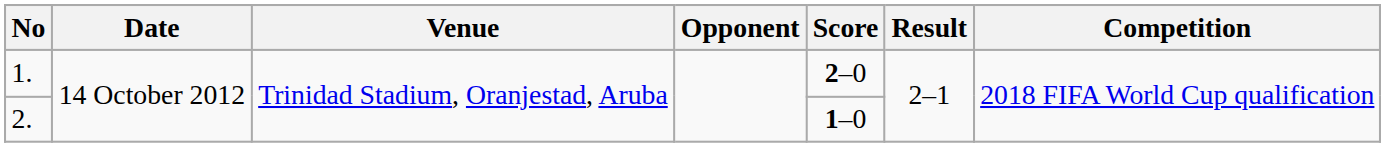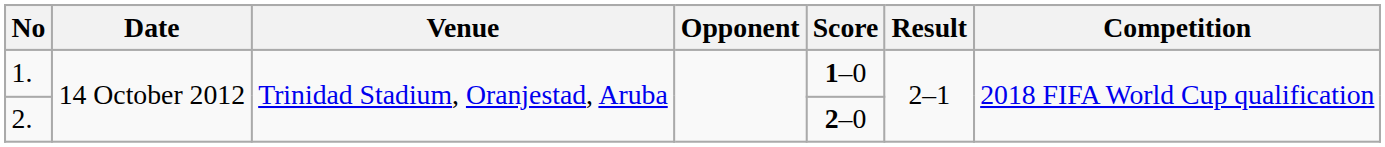(846, 72) 2–0 -> (846, 72) 1–0
(846, 118) 1–0 -> (846, 118) 2–0
